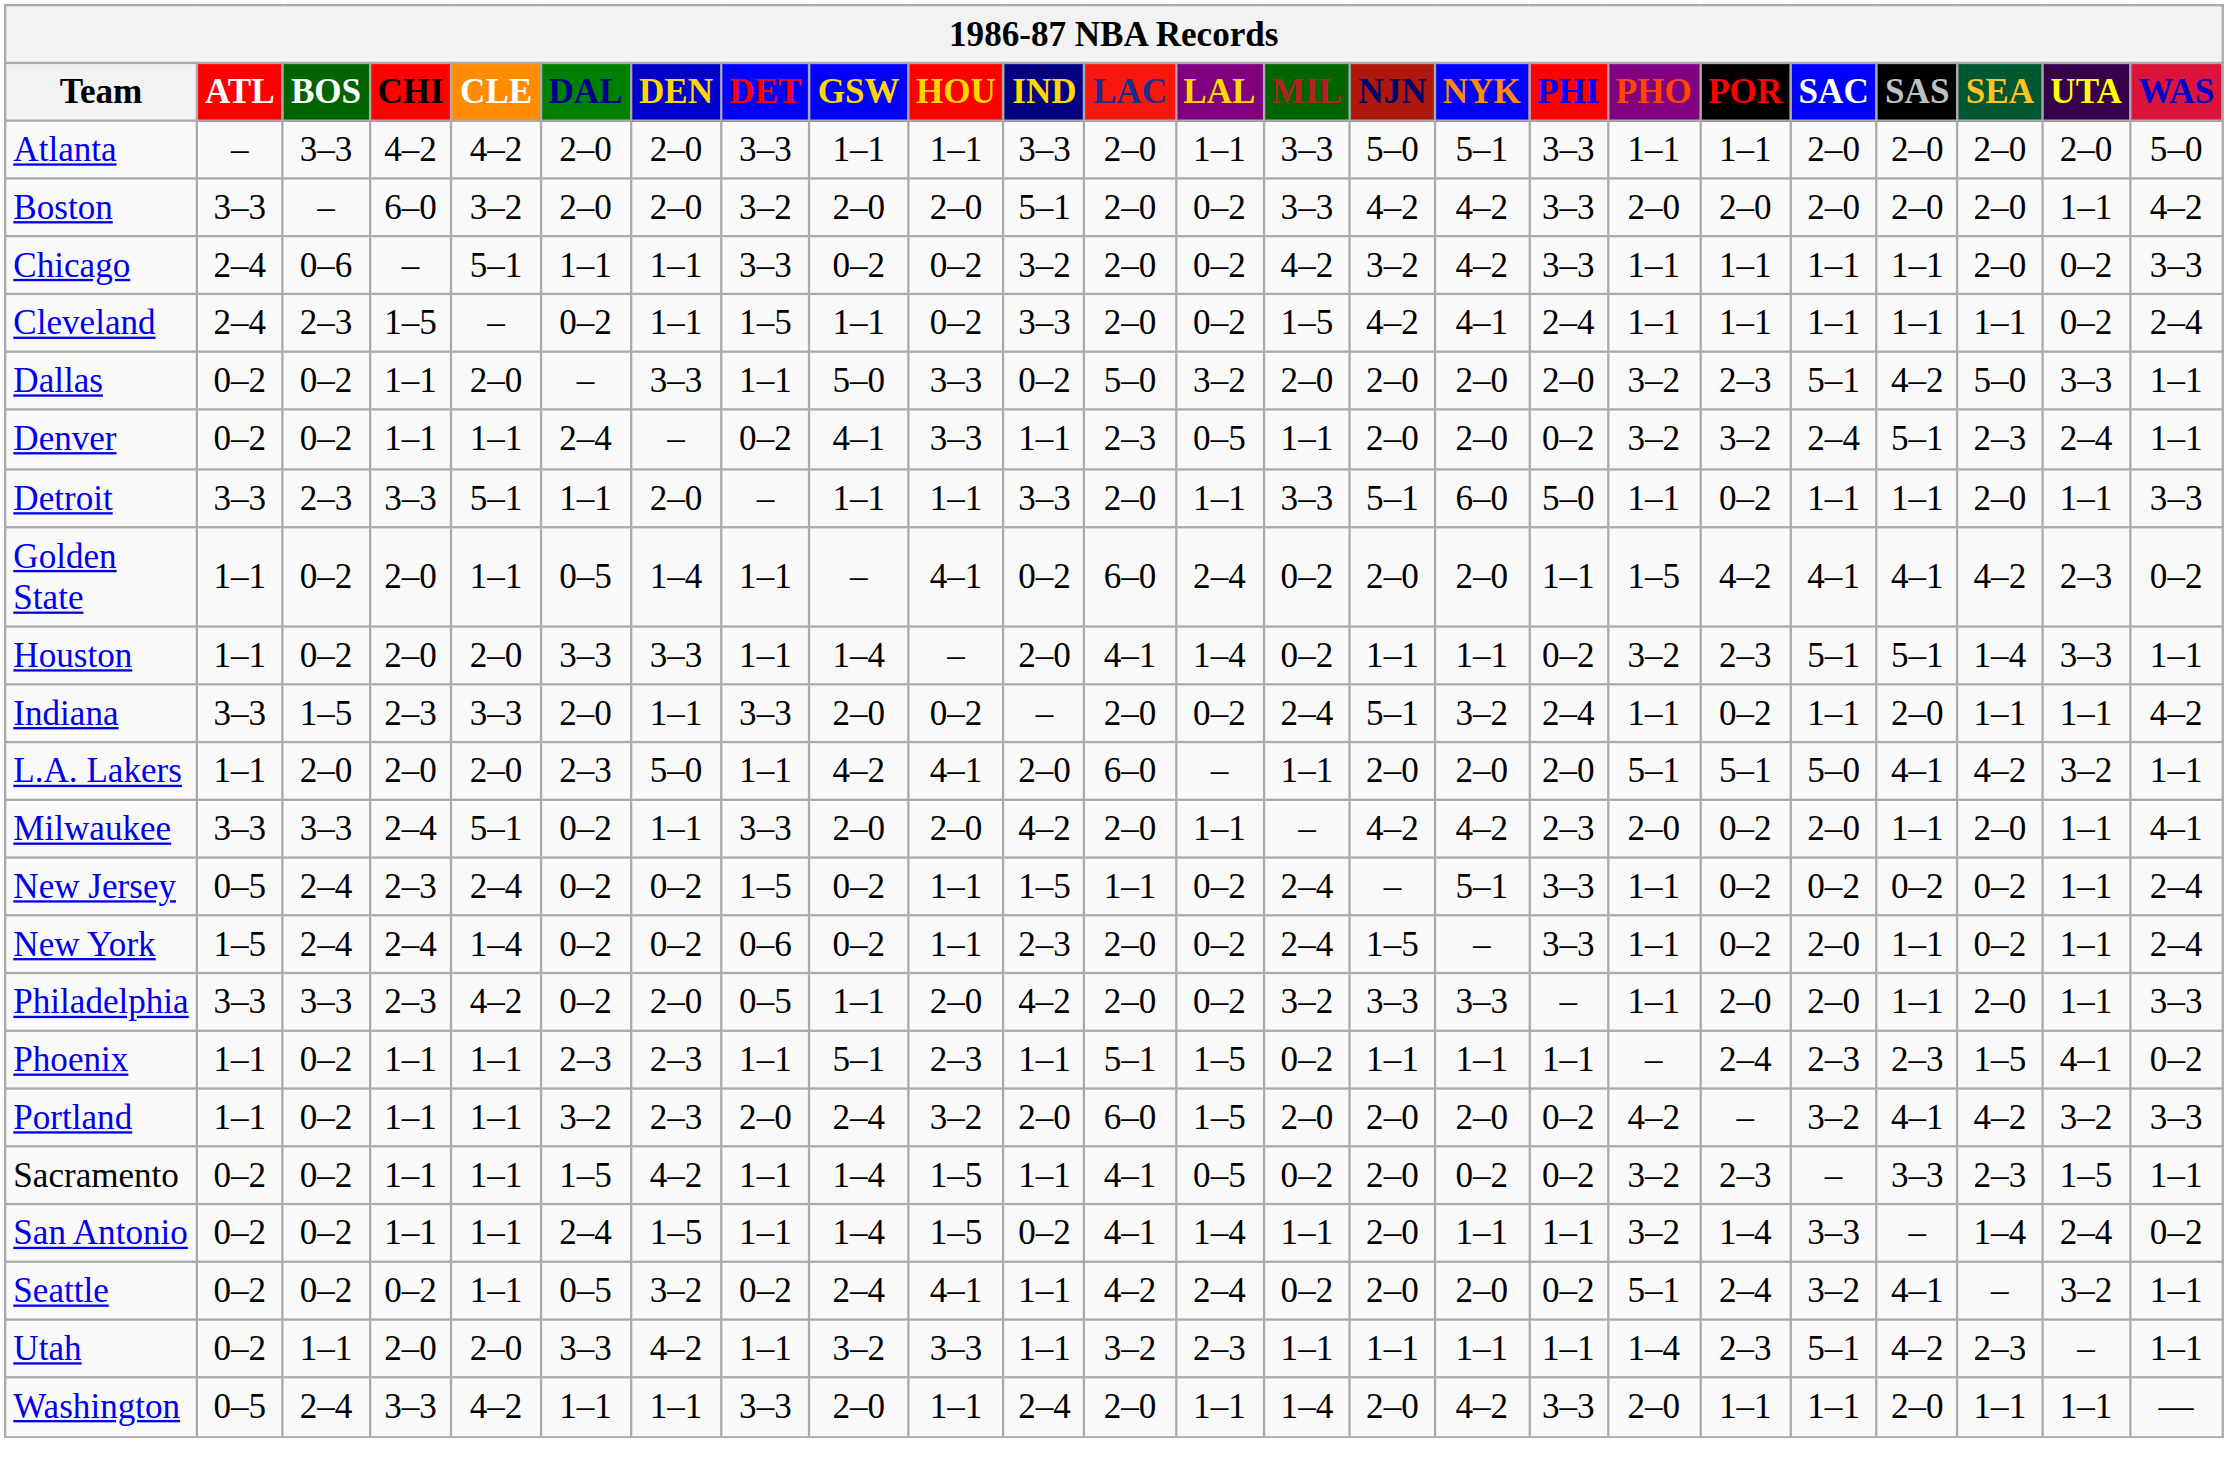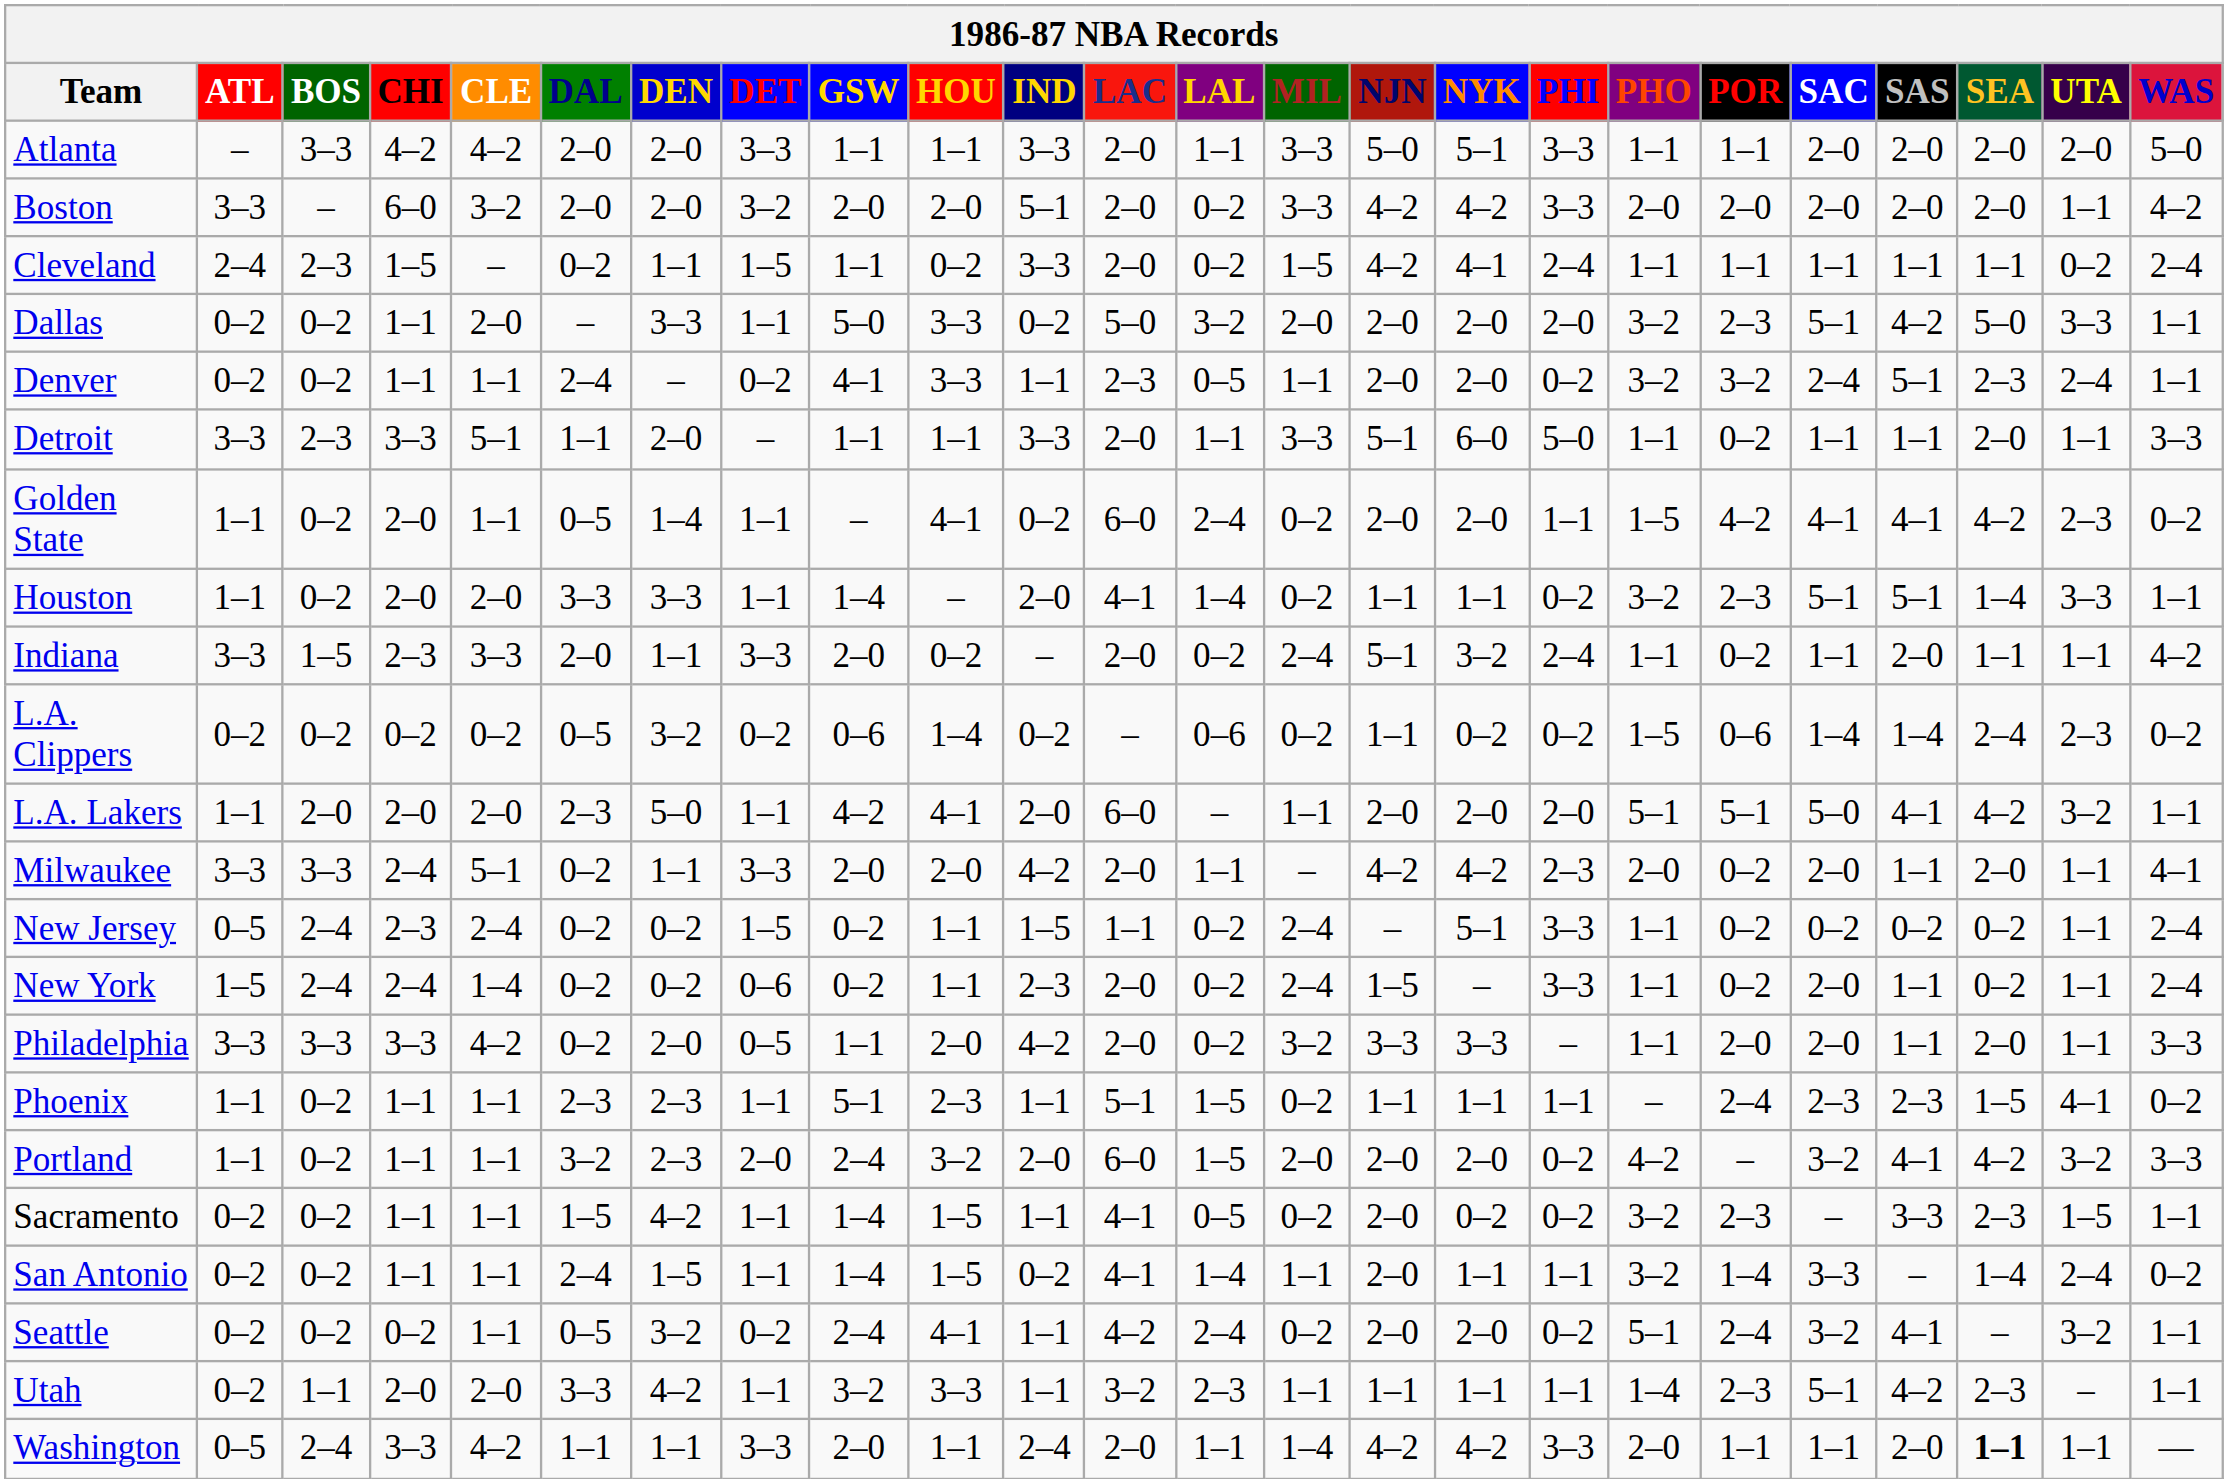- row: (72, 265)
+ row: (73, 732)
(411, 1001) 2–3 -> (411, 1043) 3–3
(1392, 1406) 2–0 -> (1392, 1448) 4–2
(2000, 1406) normal -> (2000, 1448) bold
